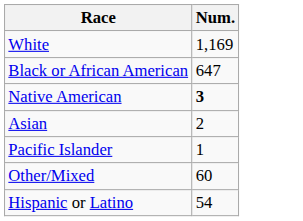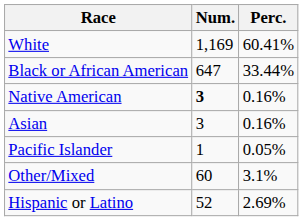+ column: (268, 17)
(200, 123) 2 -> (200, 123) 3
(204, 202) 54 -> (204, 202) 52
